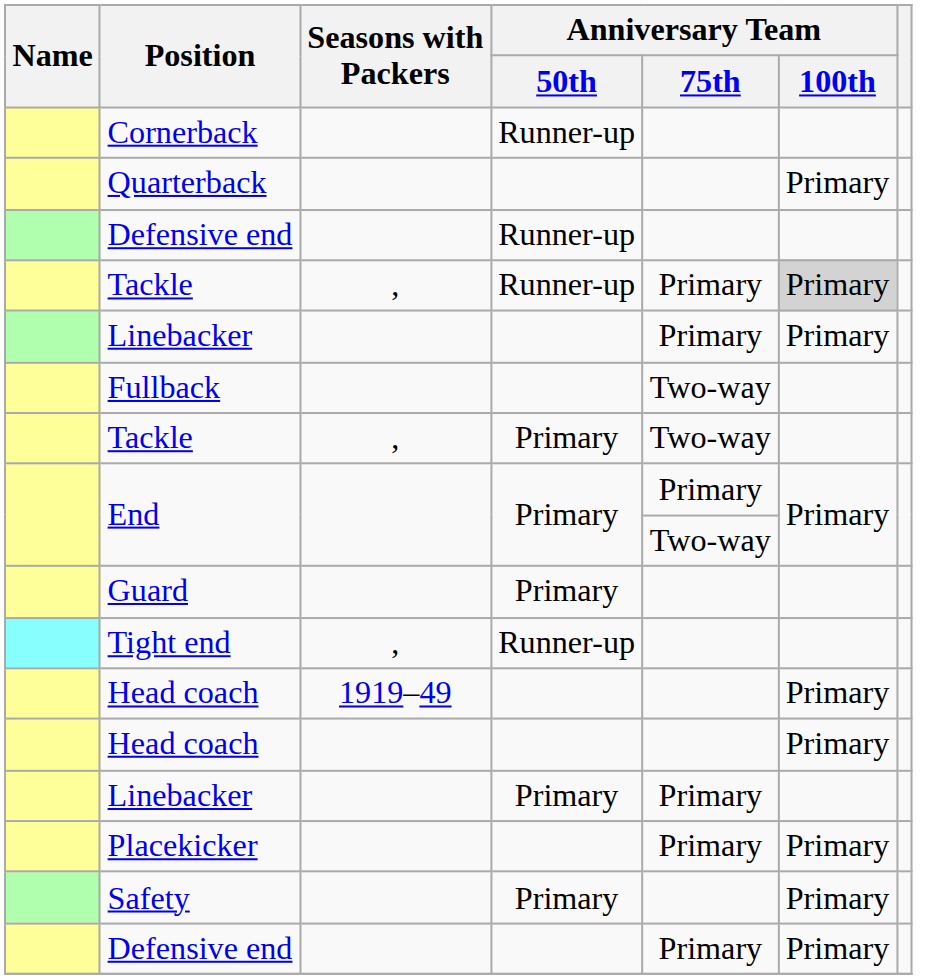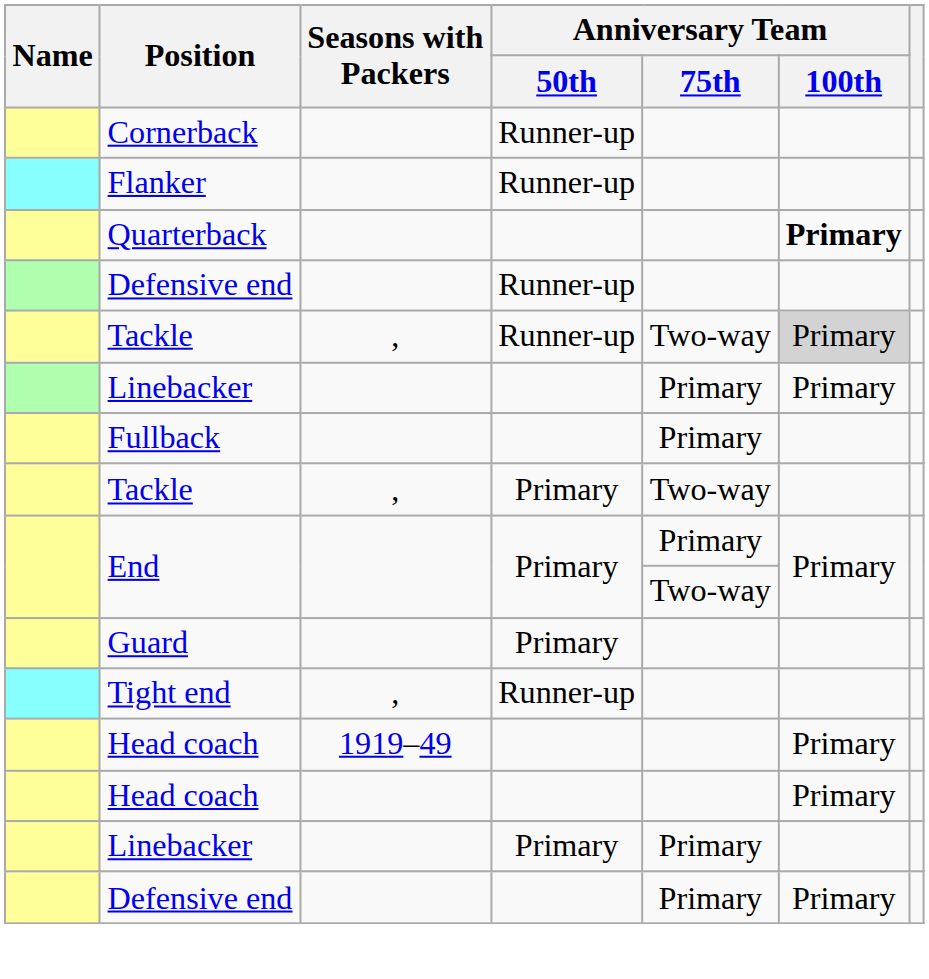+ row: (157, 183)
(838, 183) normal -> (844, 234) bold
(710, 285) Primary -> (710, 336) Two-way
(710, 387) Two-way -> (710, 438) Primary
- row: (183, 846)
- row: (149, 897)
